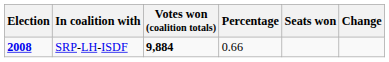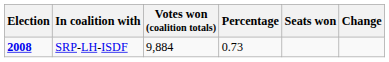(160, 47) bold -> (160, 47) normal
(232, 47) 0.66 -> (232, 47) 0.73
